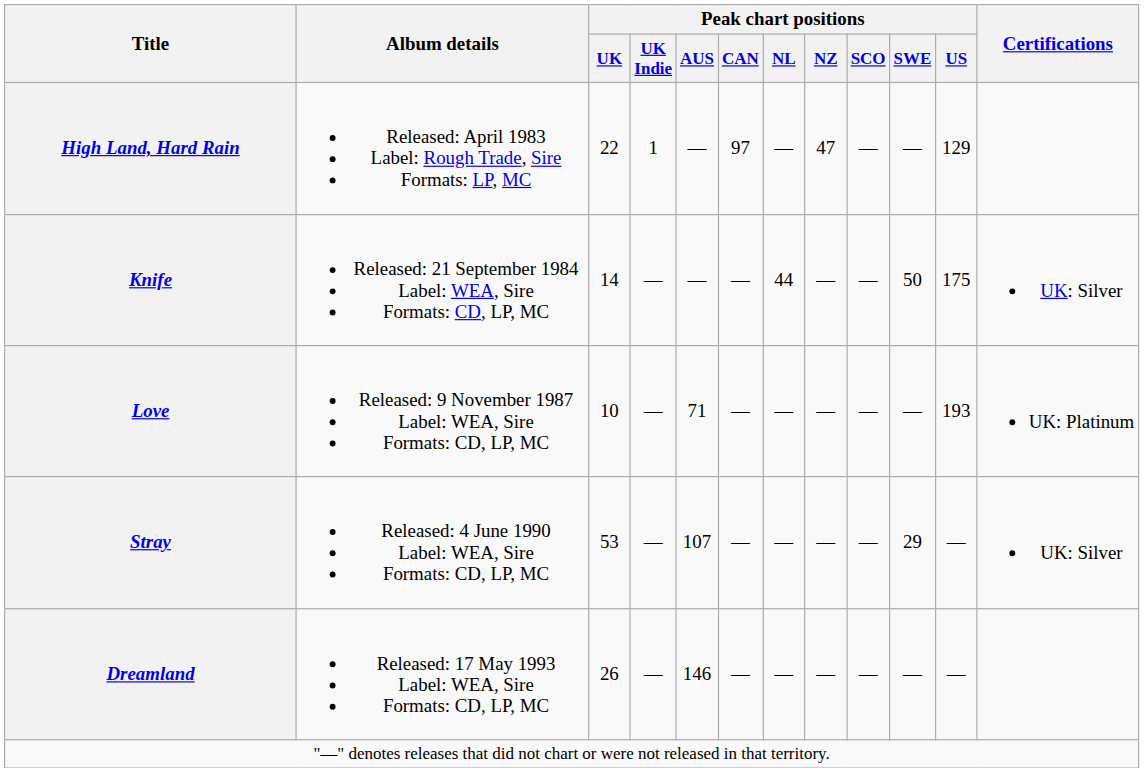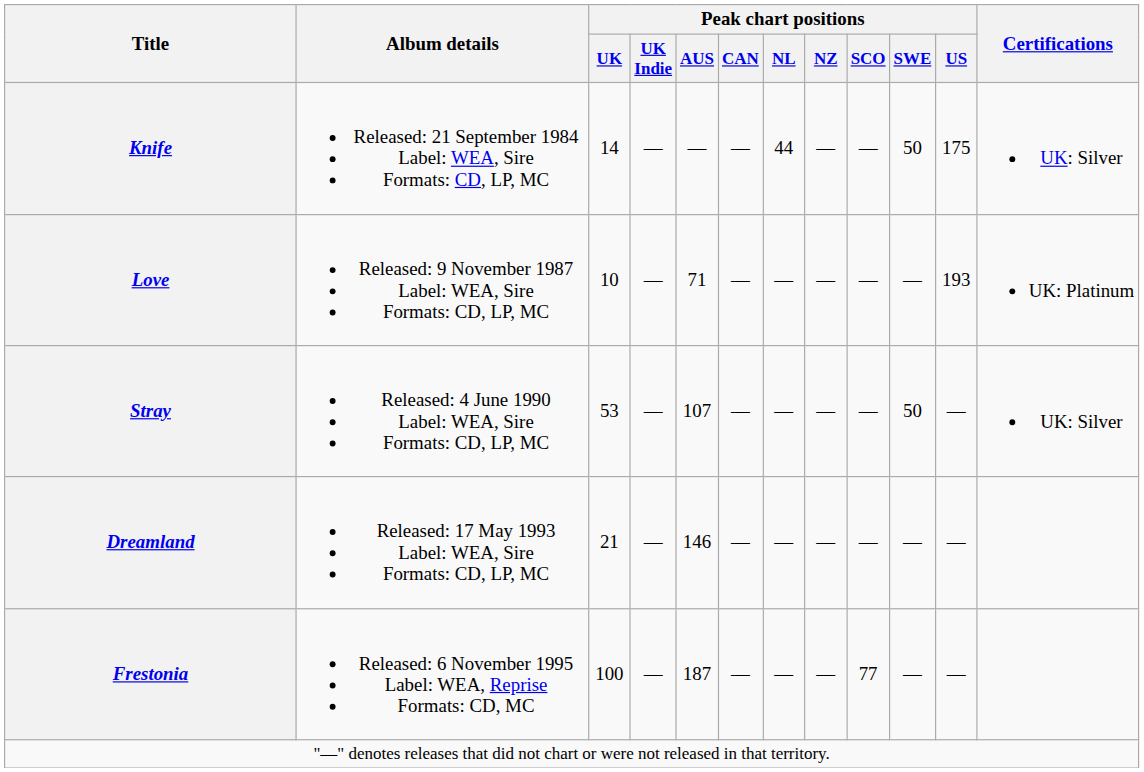- row: (151, 148)
(912, 542) 29 -> (912, 411) 50
(609, 673) 26 -> (609, 542) 21
+ row: (151, 673)
